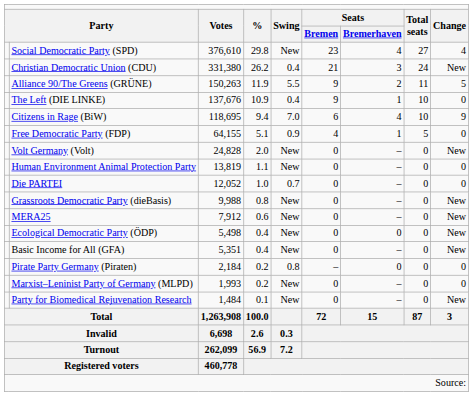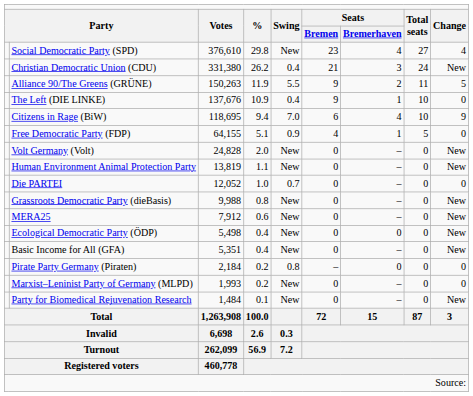(464, 167) 0 -> (457, 167) New
